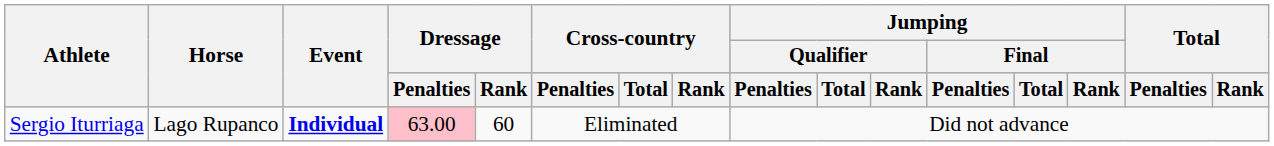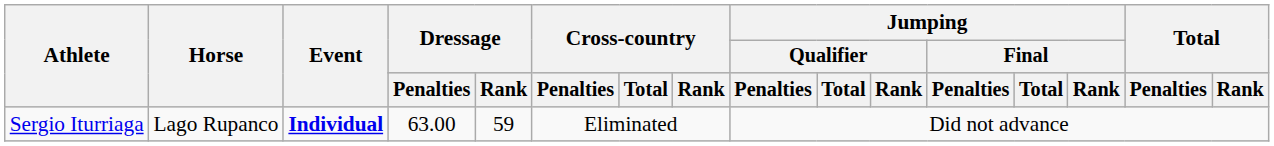(432, 124) pink background -> (432, 124) no background
(504, 124) 60 -> (504, 124) 59
